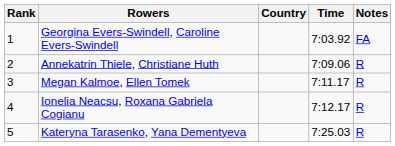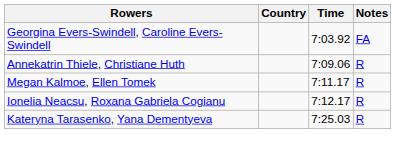- column: (21, 13)
